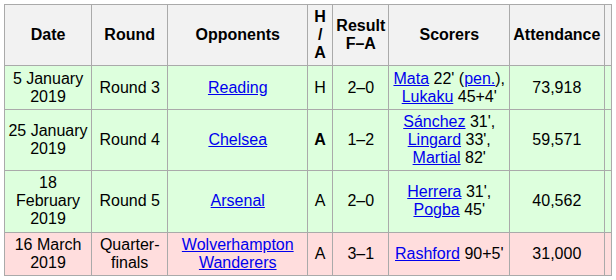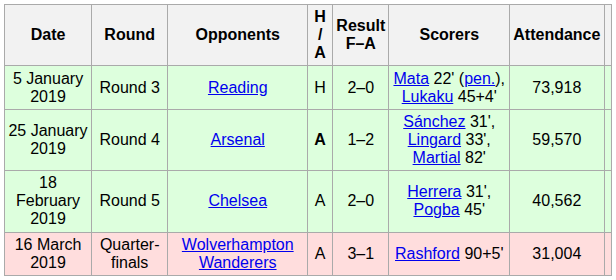(238, 139) Chelsea -> (238, 139) Arsenal
(557, 139) 59,571 -> (557, 139) 59,570
(238, 201) Arsenal -> (238, 201) Chelsea
(557, 253) 31,000 -> (557, 253) 31,004
